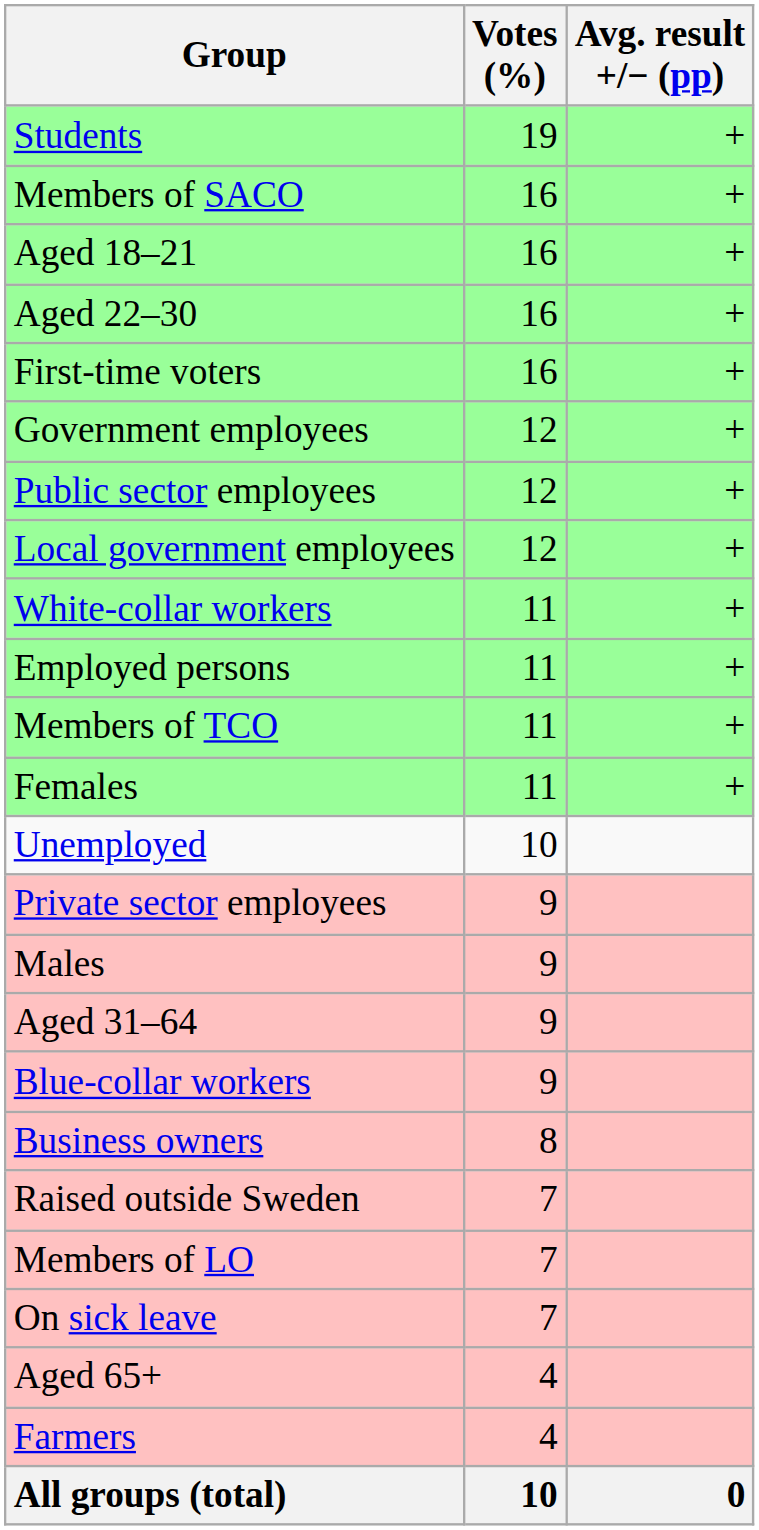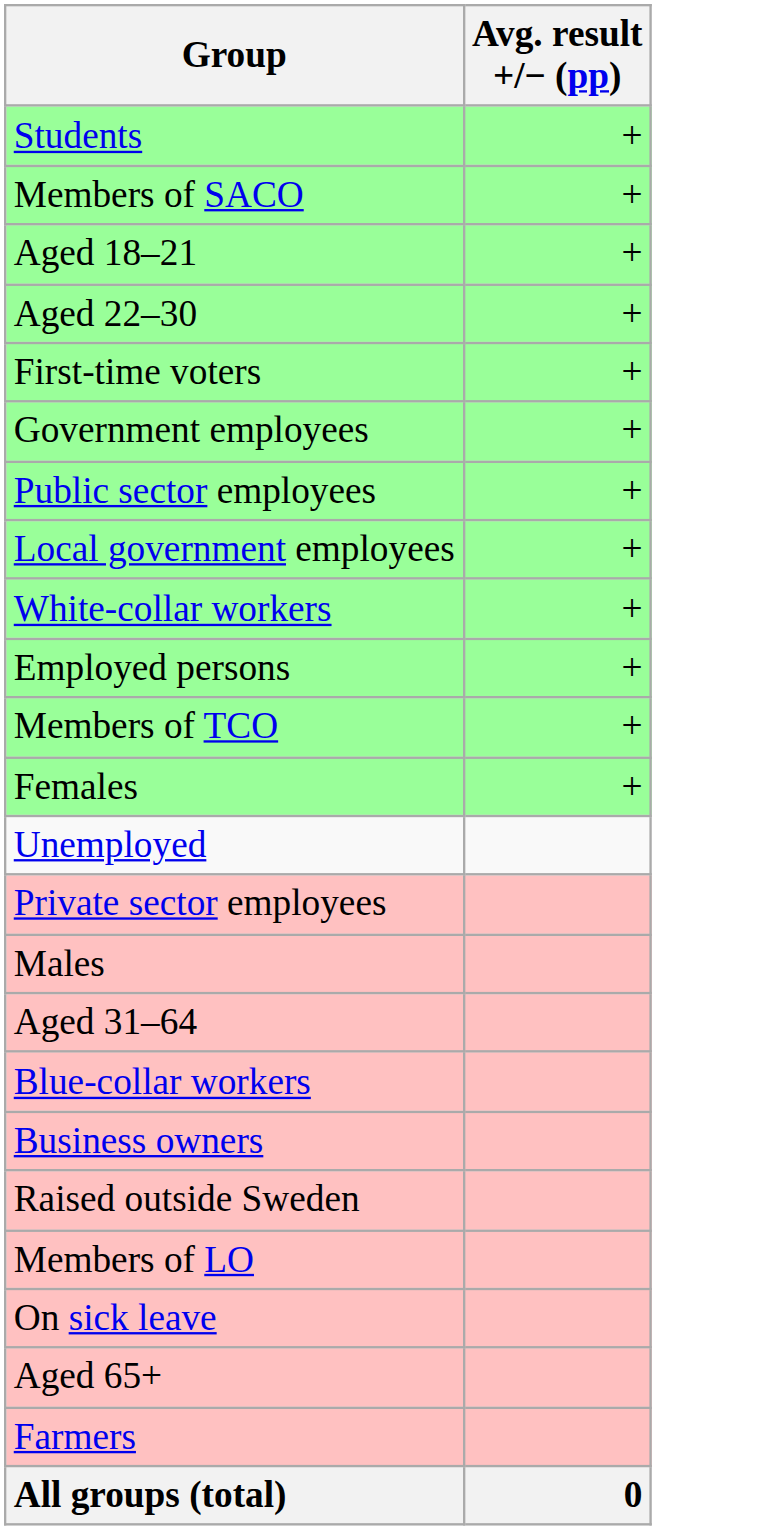- column: (515, 55)
